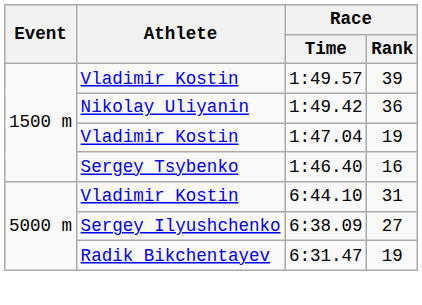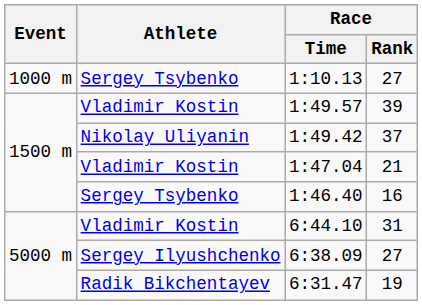+ row: (326, 78)
(392, 108) 36 -> (392, 137) 37
(392, 137) 19 -> (392, 167) 21
